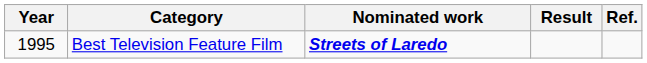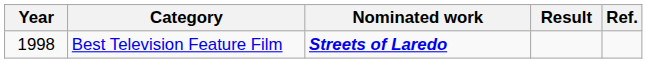(36, 44) 1995 -> (36, 44) 1998
